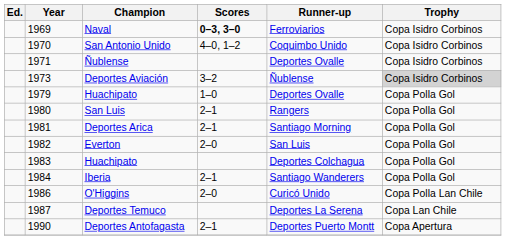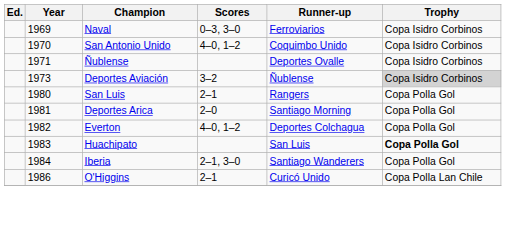(220, 29) bold -> (220, 29) normal
- row: (39, 95)
(208, 128) 2–1 -> (208, 111) 2–0
(208, 144) 2–0 -> (220, 128) 4–0, 1–2
(290, 144) San Luis -> (317, 128) Deportes Colchagua
(317, 161) Deportes Colchagua -> (290, 144) San Luis
(420, 161) normal -> (422, 144) bold
(208, 177) 2–1 -> (220, 161) 2–1, 3–0
(208, 194) 2–0 -> (208, 177) 2–1
- row: (39, 210)
- row: (39, 227)
